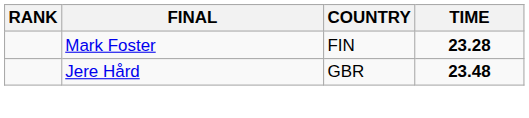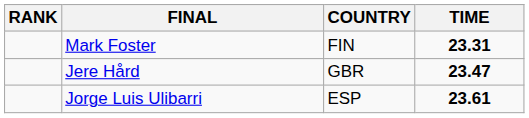(469, 44) 23.28 -> (469, 44) 23.31
(469, 71) 23.48 -> (469, 71) 23.47
+ row: (134, 98)
